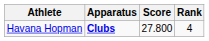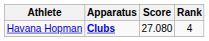(157, 29) 27.800 -> (157, 29) 27.080
